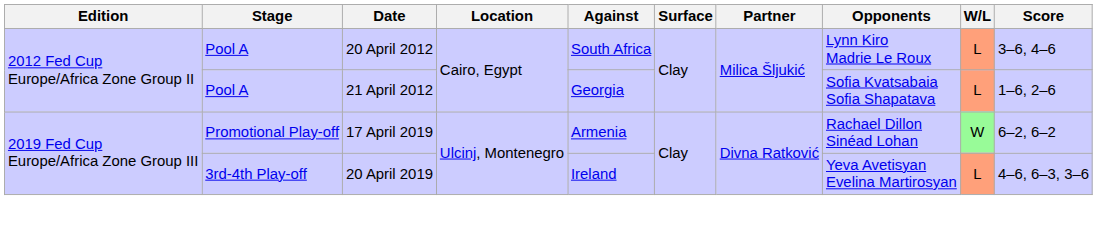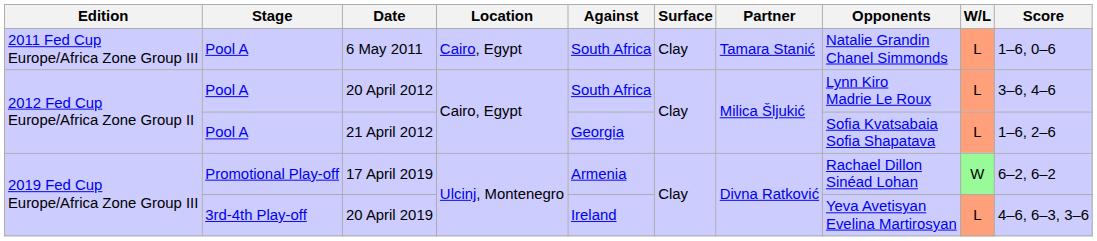+ row: (384, 48)
